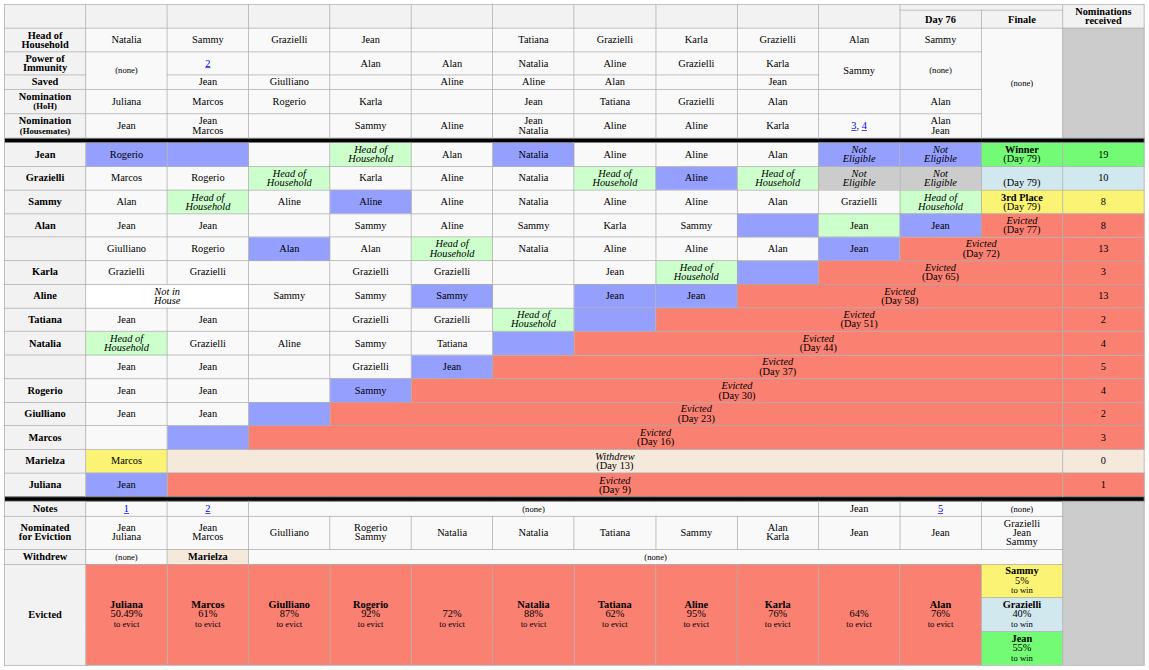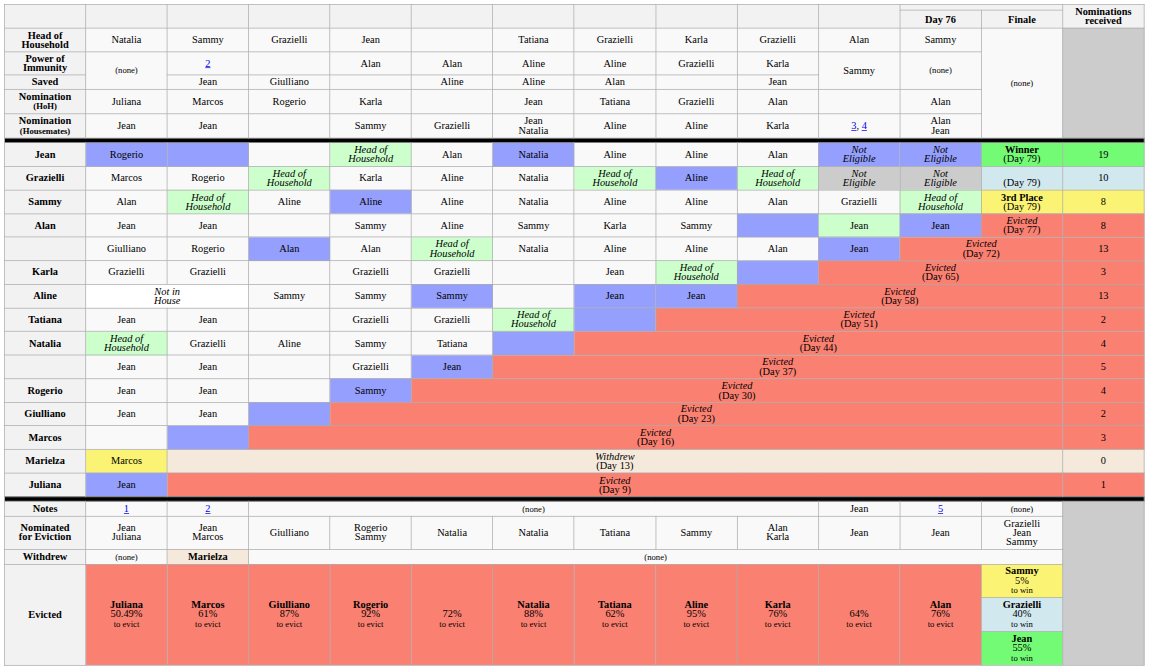(533, 63) Natalia -> (533, 63) Aline
(208, 126) Jean Marcos -> (208, 126) Jean
(452, 126) Aline -> (452, 126) Grazielli
